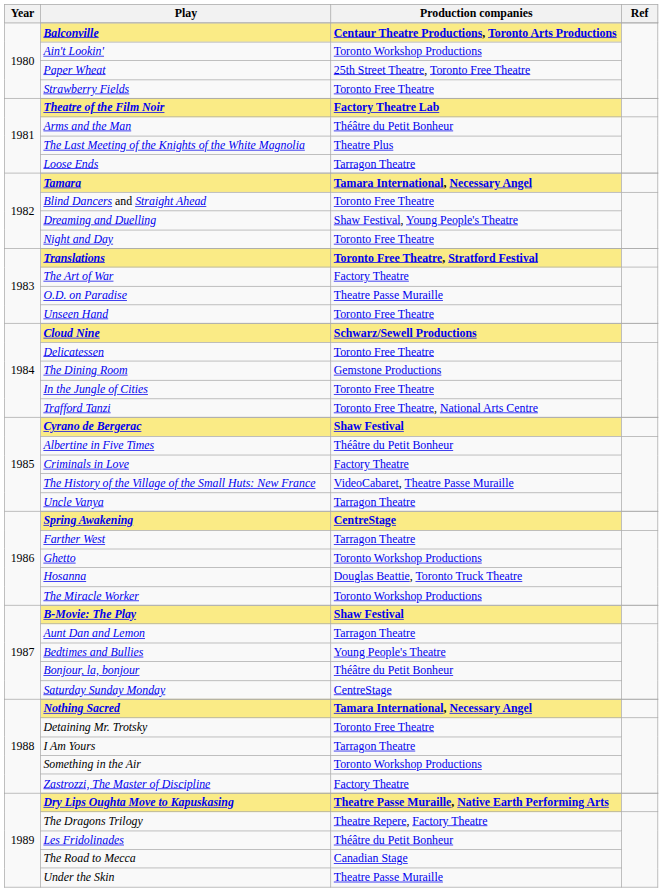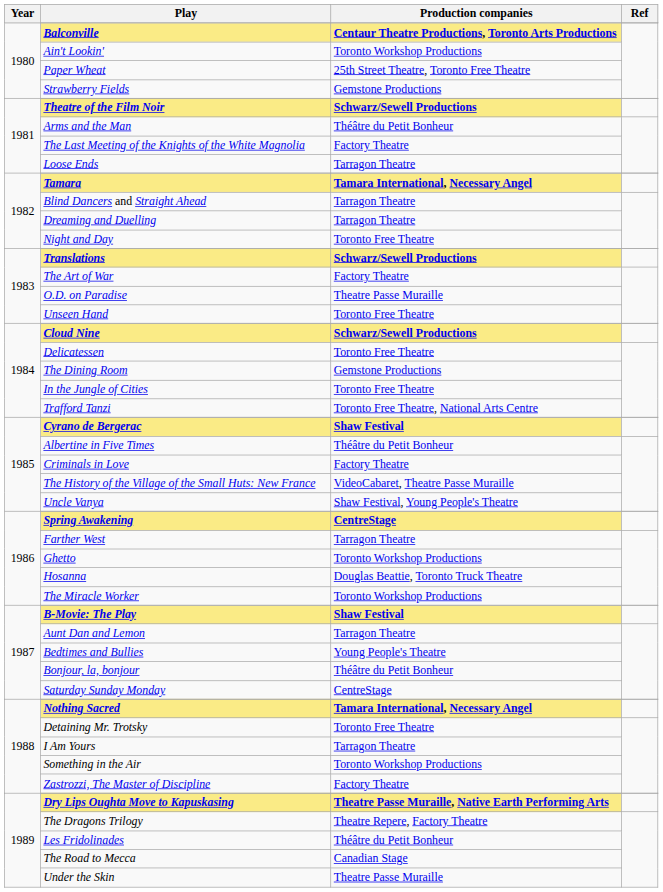(384, 88) Toronto Free Theatre -> (388, 88) Gemstone Productions
(387, 107) Factory Theatre Lab -> (405, 107) Schwarz/Sewell Productions
(364, 145) Theatre Plus -> (371, 145) Factory Theatre
(384, 201) Toronto Free Theatre -> (375, 201) Tarragon Theatre
(426, 220) Shaw Festival, Young People's Theatre -> (375, 220) Tarragon Theatre
(436, 257) Toronto Free Theatre, Stratford Festival -> (405, 257) Schwarz/Sewell Productions
(375, 502) Tarragon Theatre -> (426, 502) Shaw Festival, Young People's Theatre
